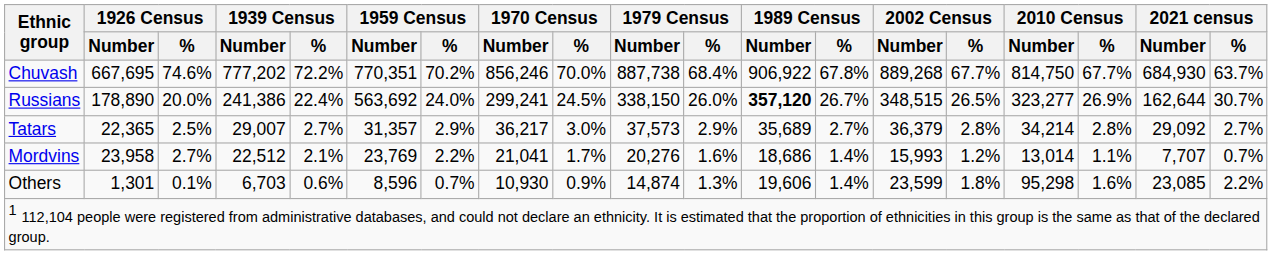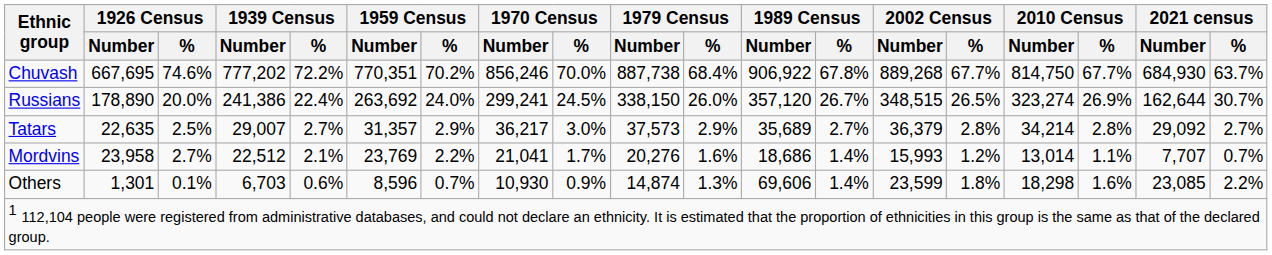(386, 101) 563,692 -> (386, 101) 263,692
(780, 101) bold -> (780, 101) normal
(1043, 101) 323,277 -> (1043, 101) 323,274
(128, 128) 22,365 -> (128, 128) 22,635
(785, 184) 19,606 -> (785, 184) 69,606
(1048, 184) 95,298 -> (1048, 184) 18,298
